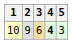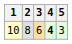(28, 30) 9 -> (28, 30) 8
